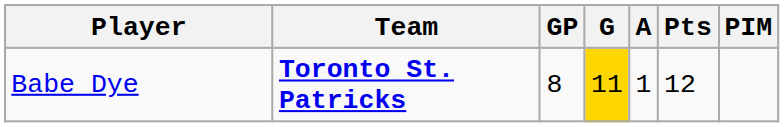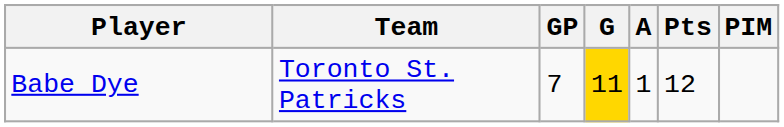(366, 85) bold -> (366, 85) normal
(555, 85) 8 -> (555, 85) 7
